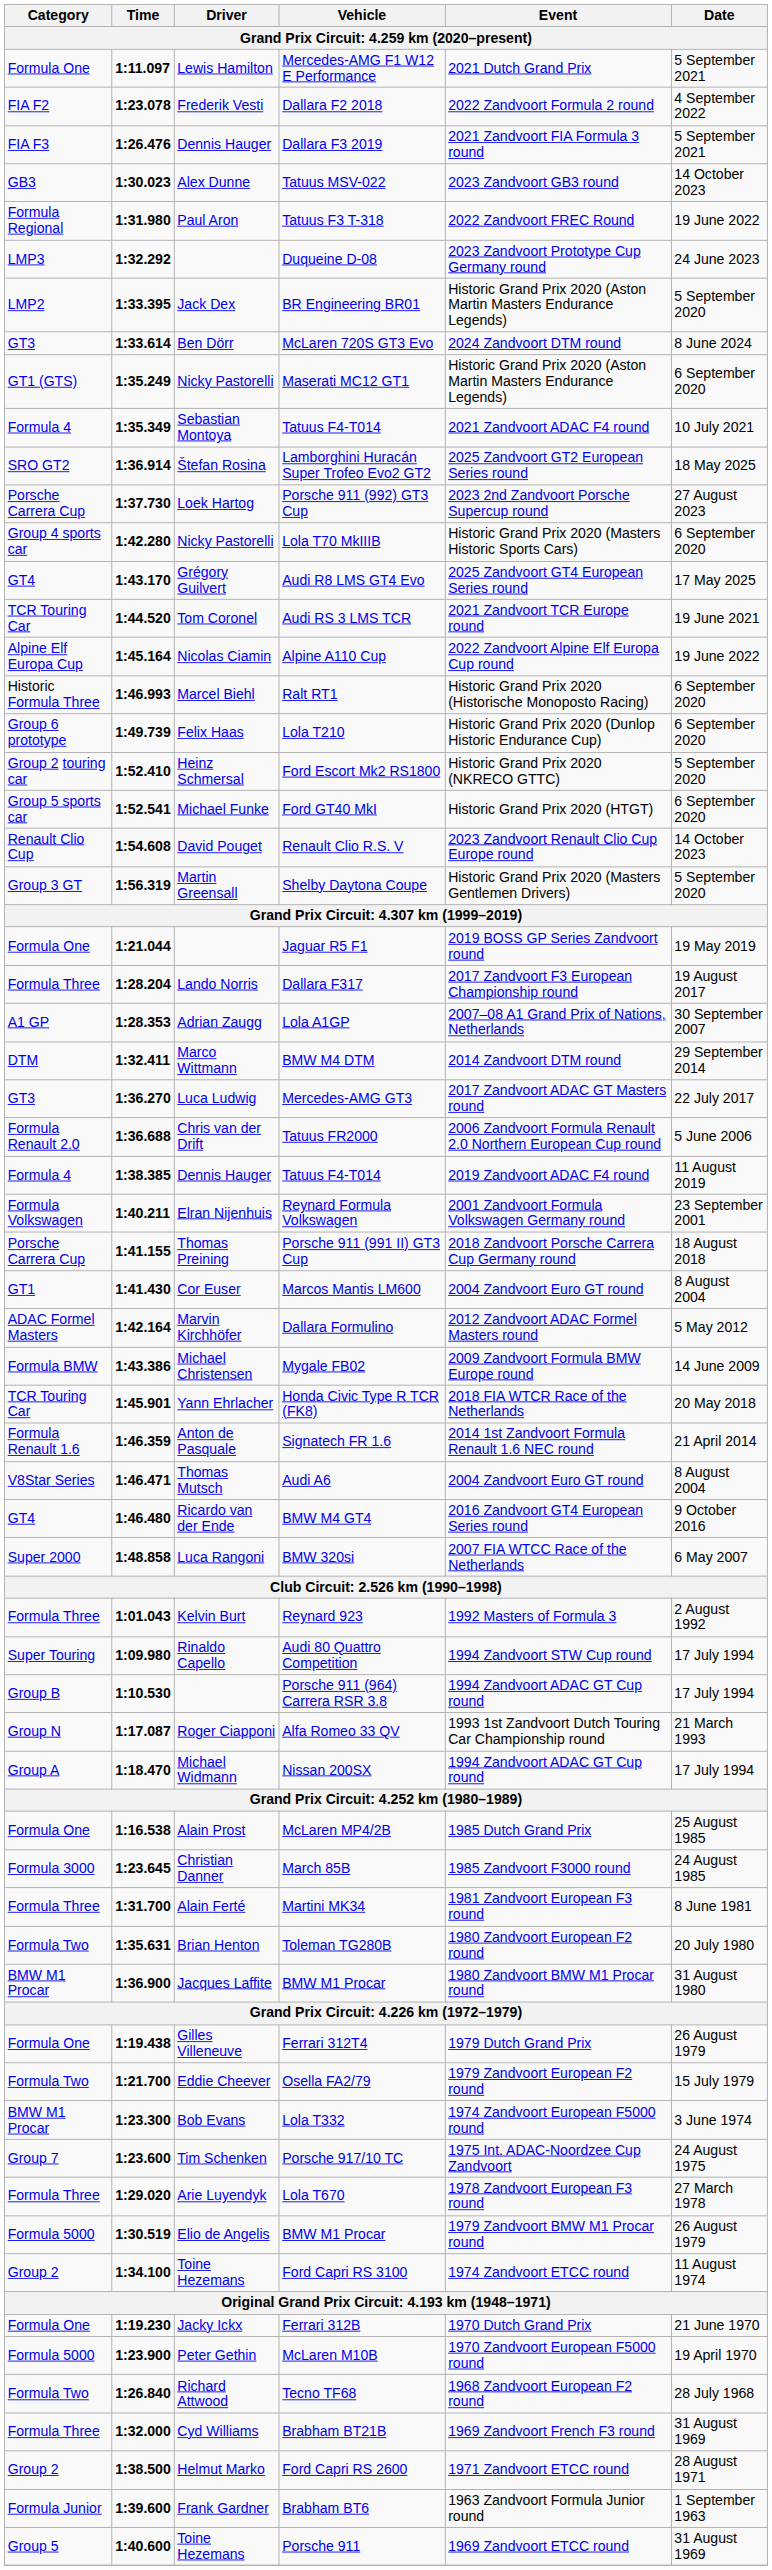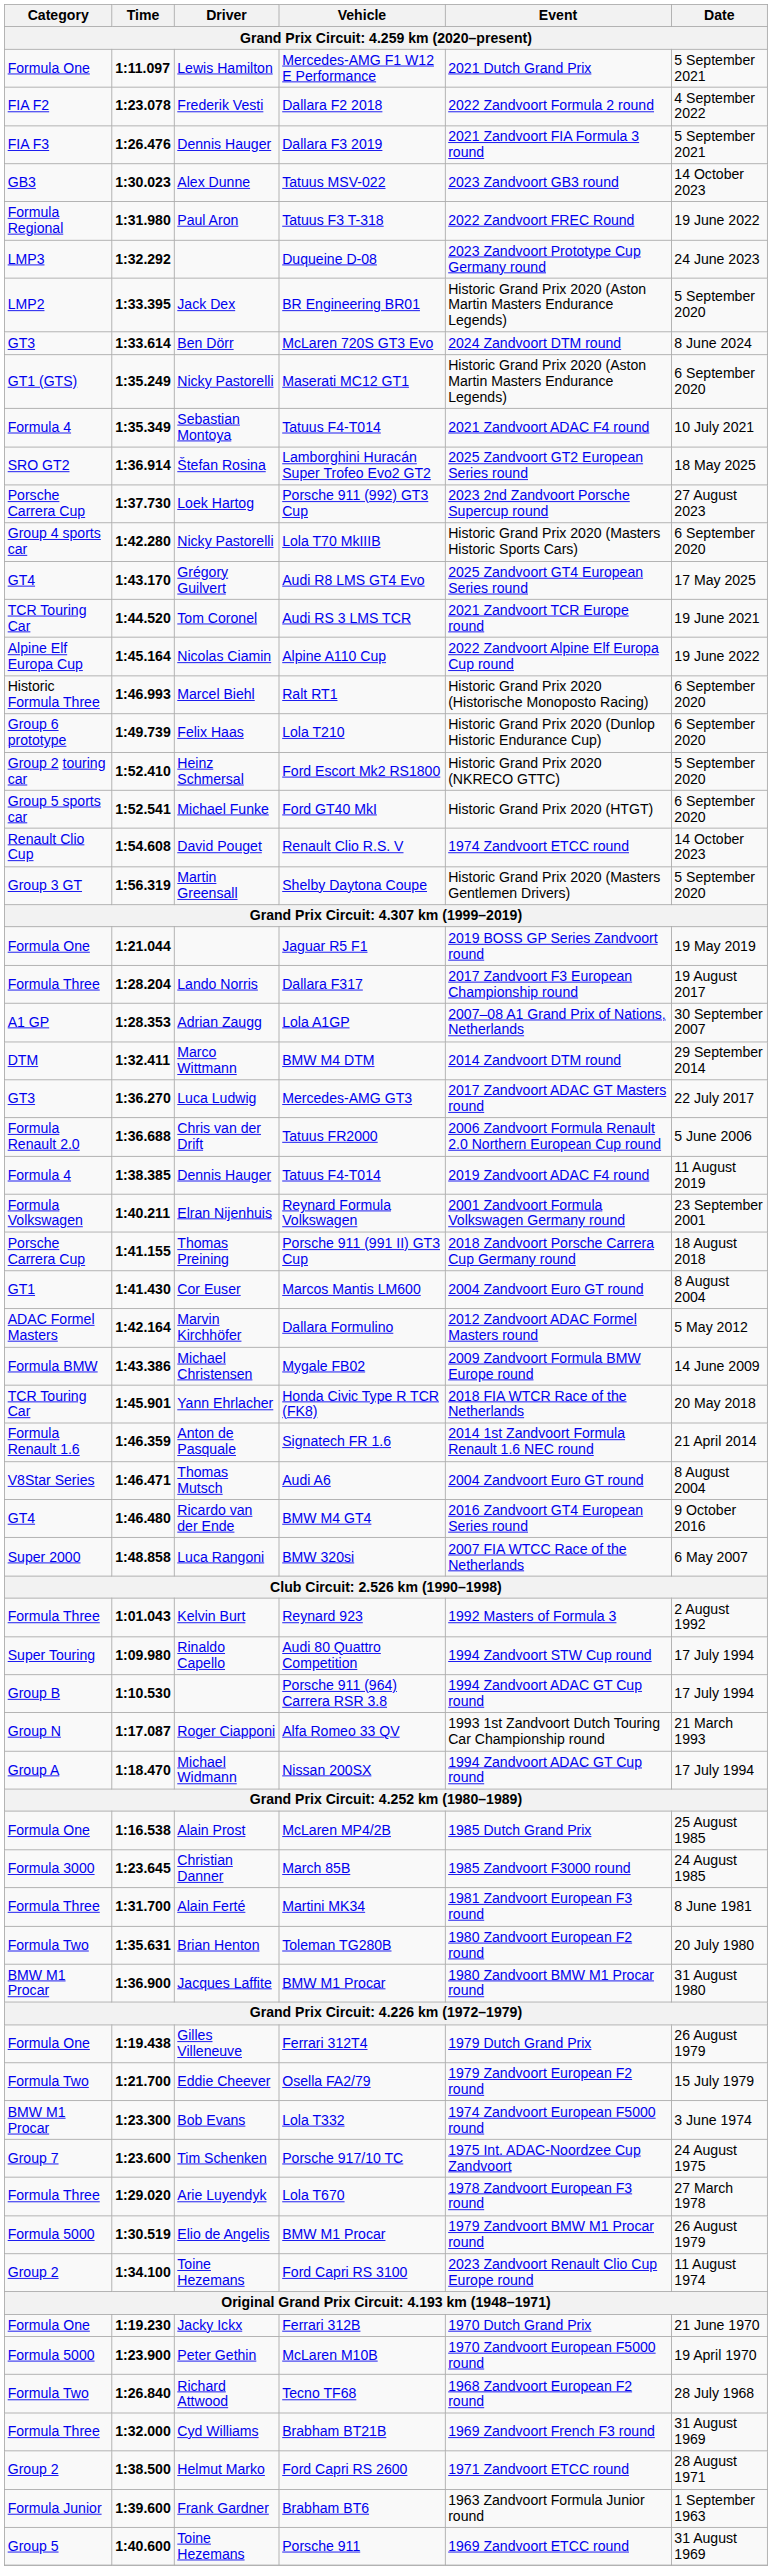(553, 847) 2023 Zandvoort Renault Clio Cup Europe round -> (539, 847) 1974 Zandvoort ETCC round
(539, 2272) 1974 Zandvoort ETCC round -> (553, 2272) 2023 Zandvoort Renault Clio Cup Europe round
